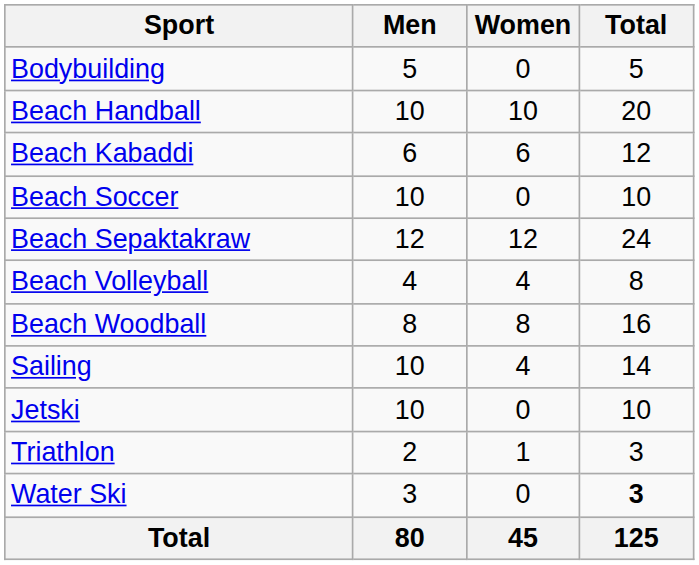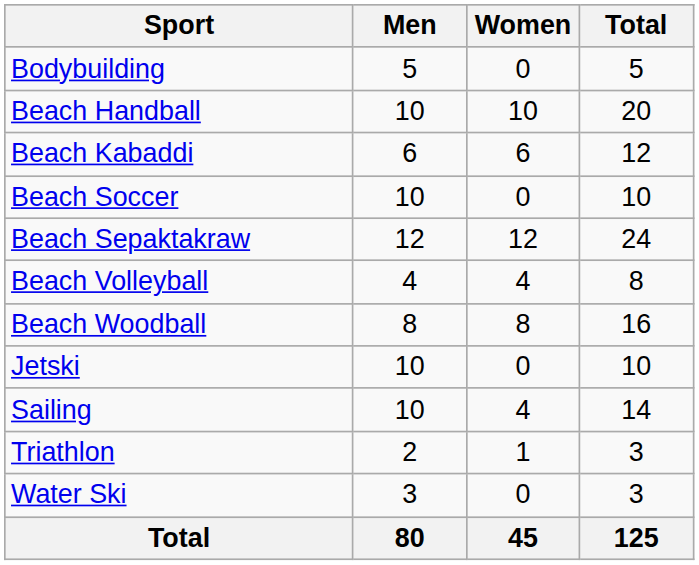rows swapped: (45, 409) <-> (51, 366)
(636, 494) bold -> (636, 494) normal
